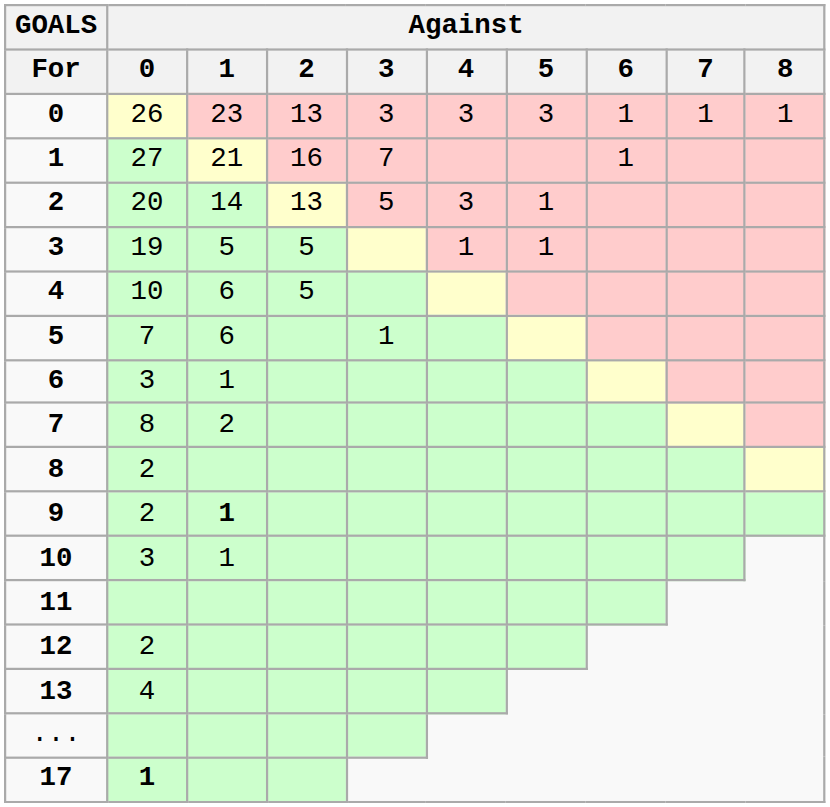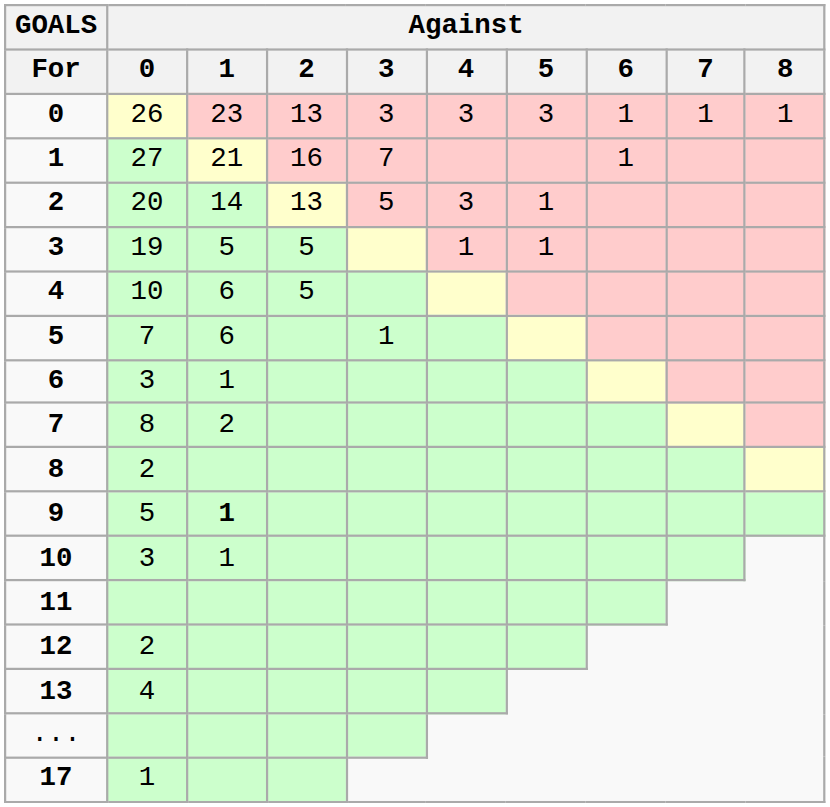(147, 514) 2 -> (147, 514) 5
(147, 780) bold -> (147, 780) normal
